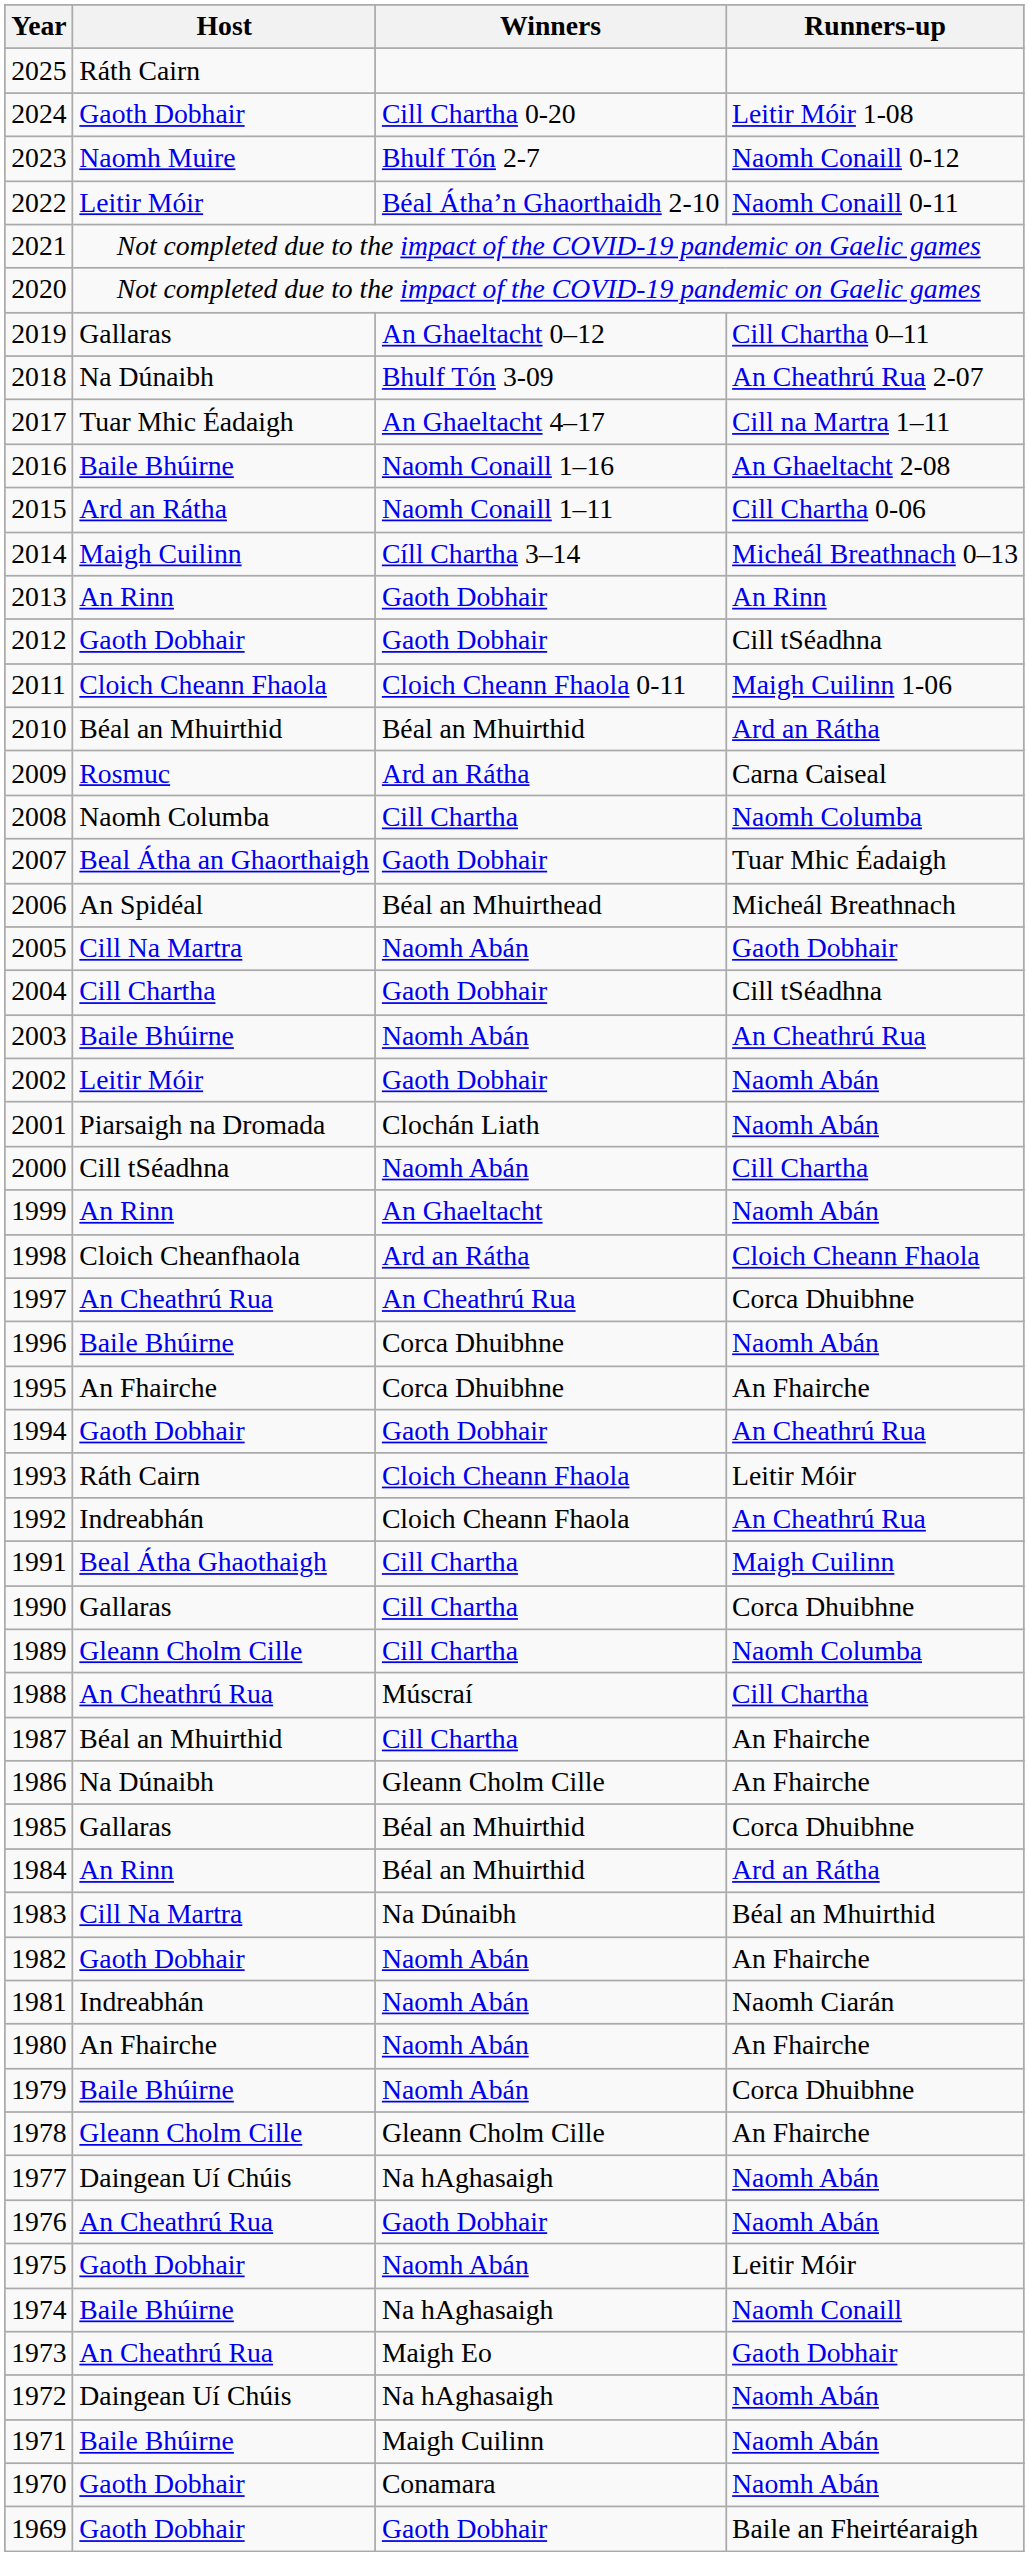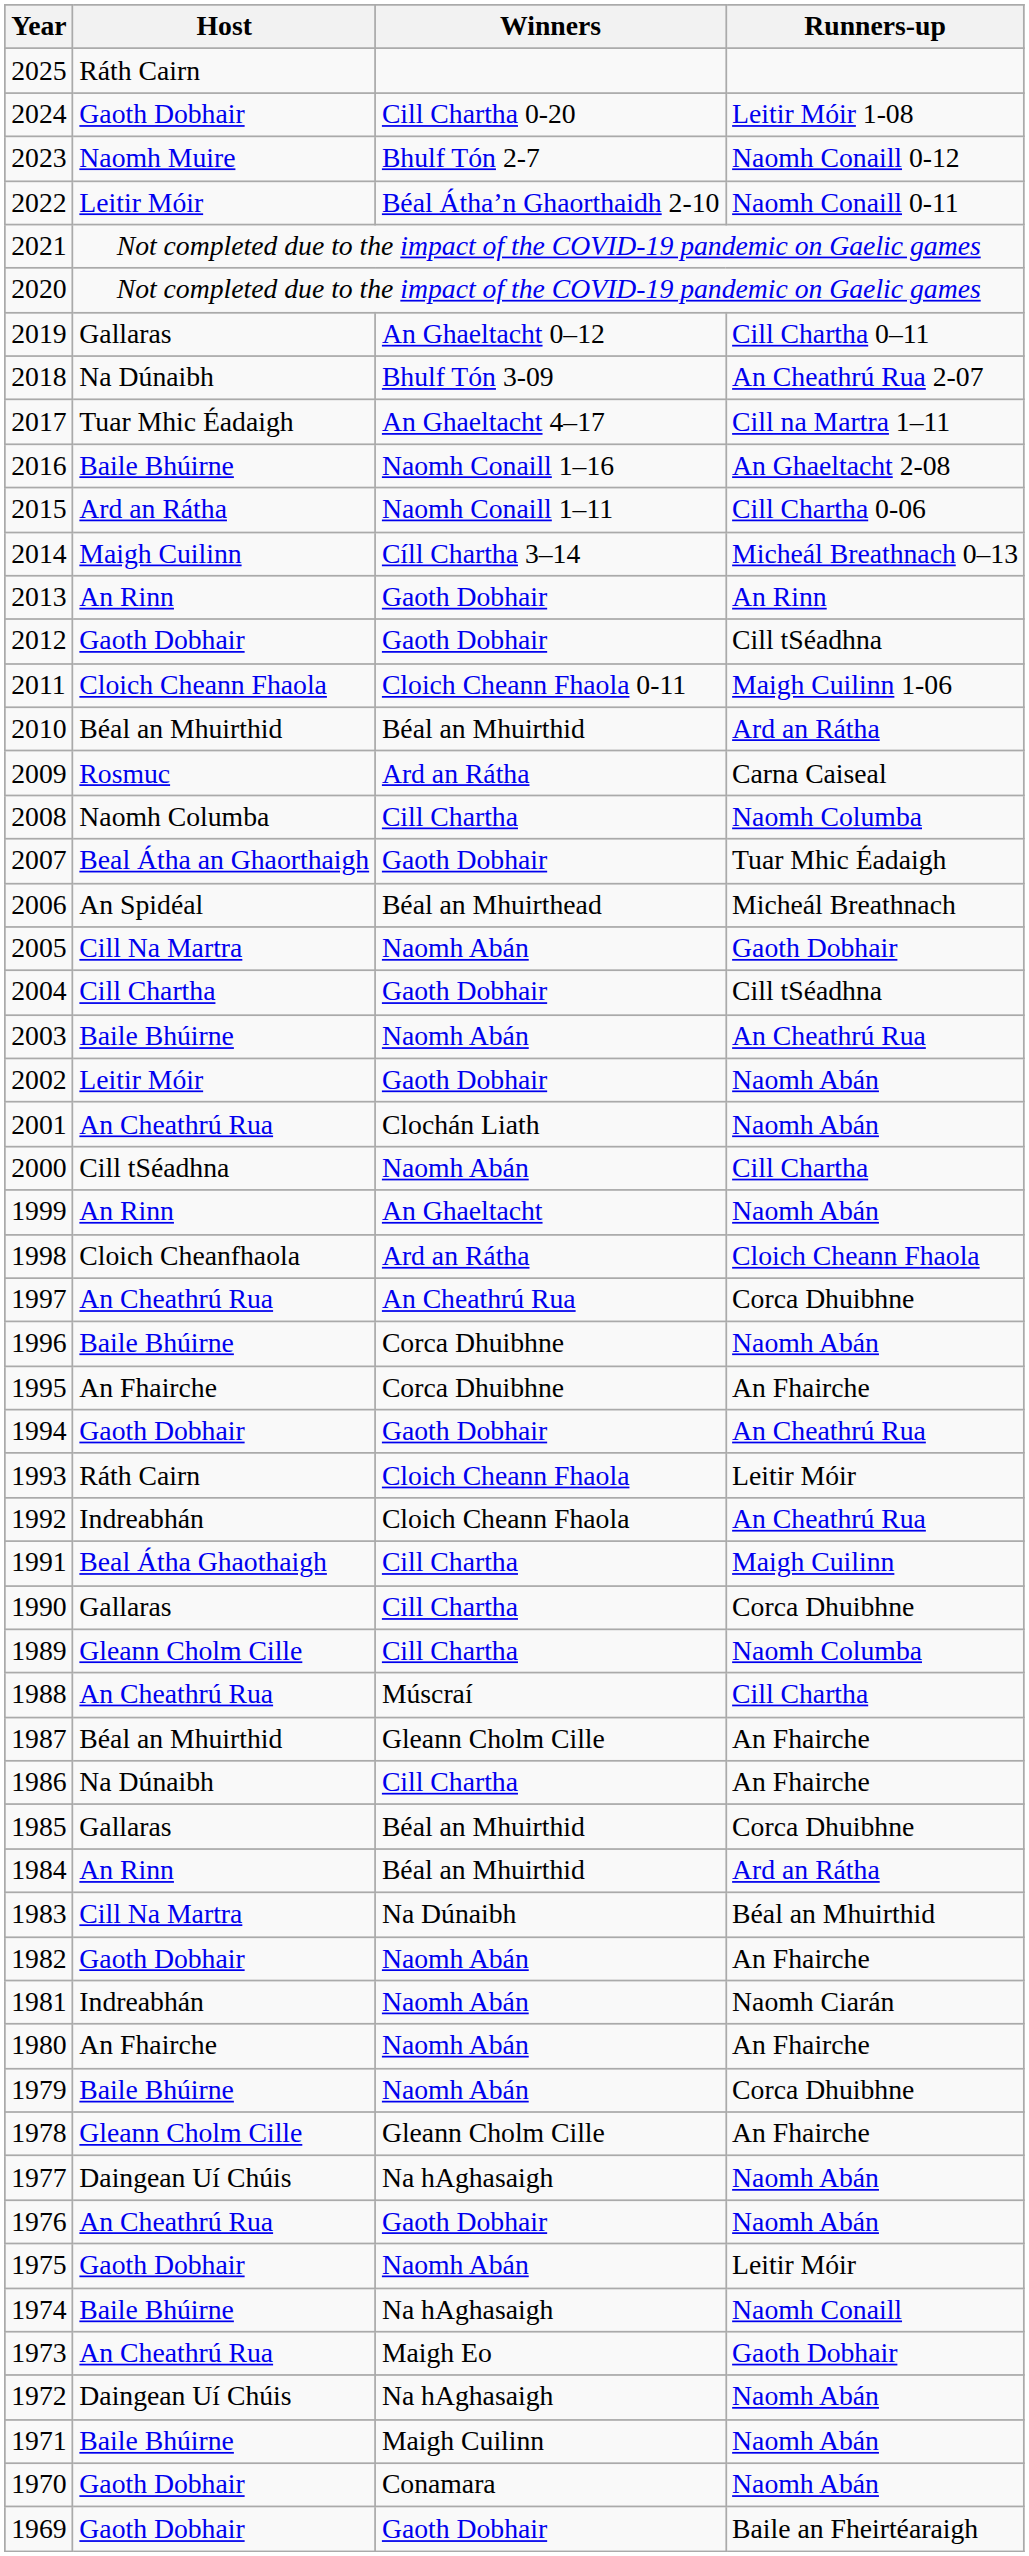(202, 1123) Piarsaigh na Dromada -> (176, 1123) An Cheathrú Rua
(450, 1738) Cill Chartha -> (493, 1738) Gleann Cholm Cille
(493, 1782) Gleann Cholm Cille -> (450, 1782) Cill Chartha
